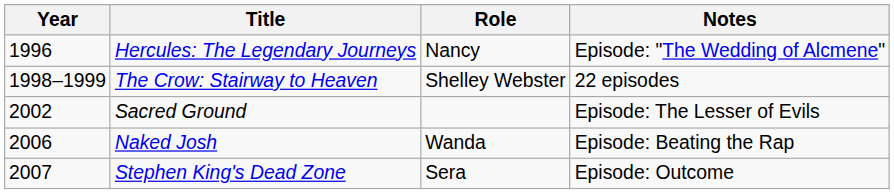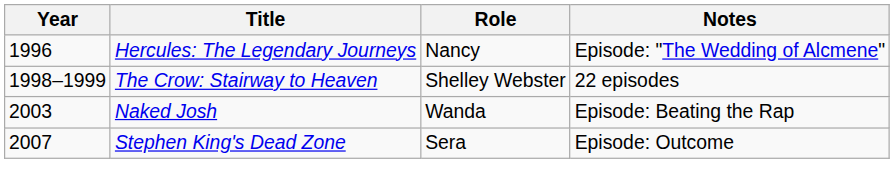- row: (181, 111)
(31, 142) 2006 -> (31, 111) 2003
